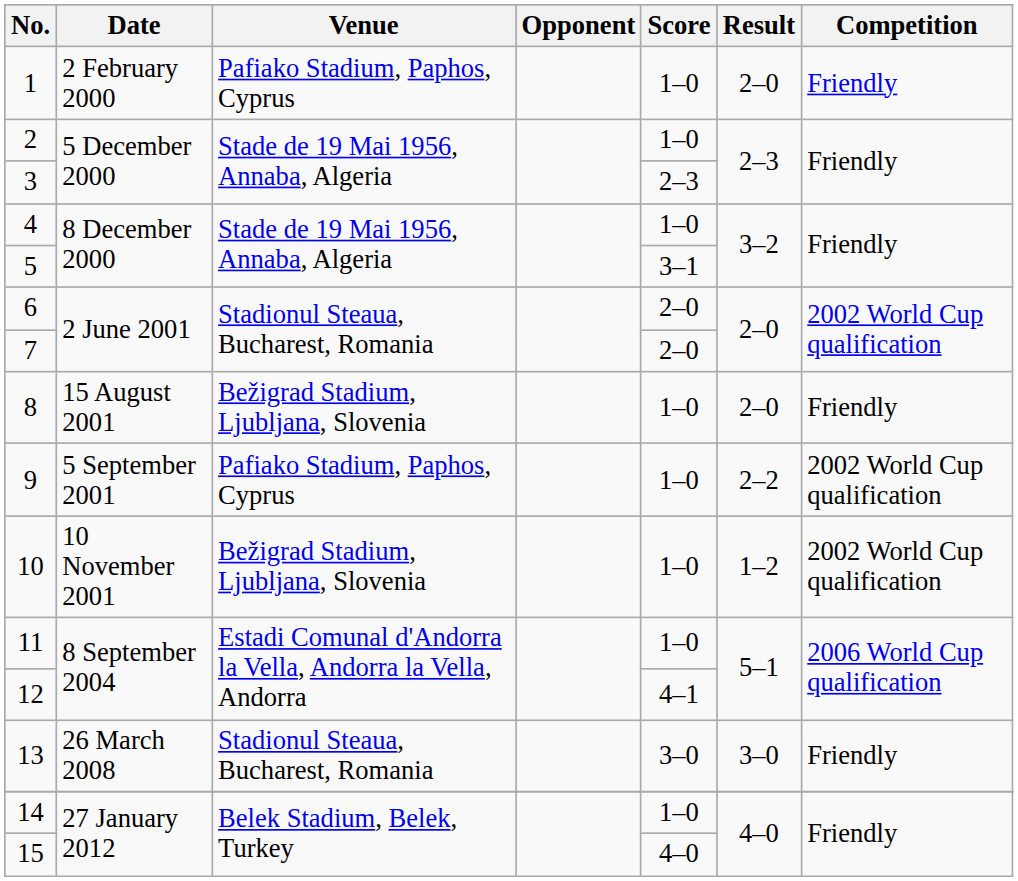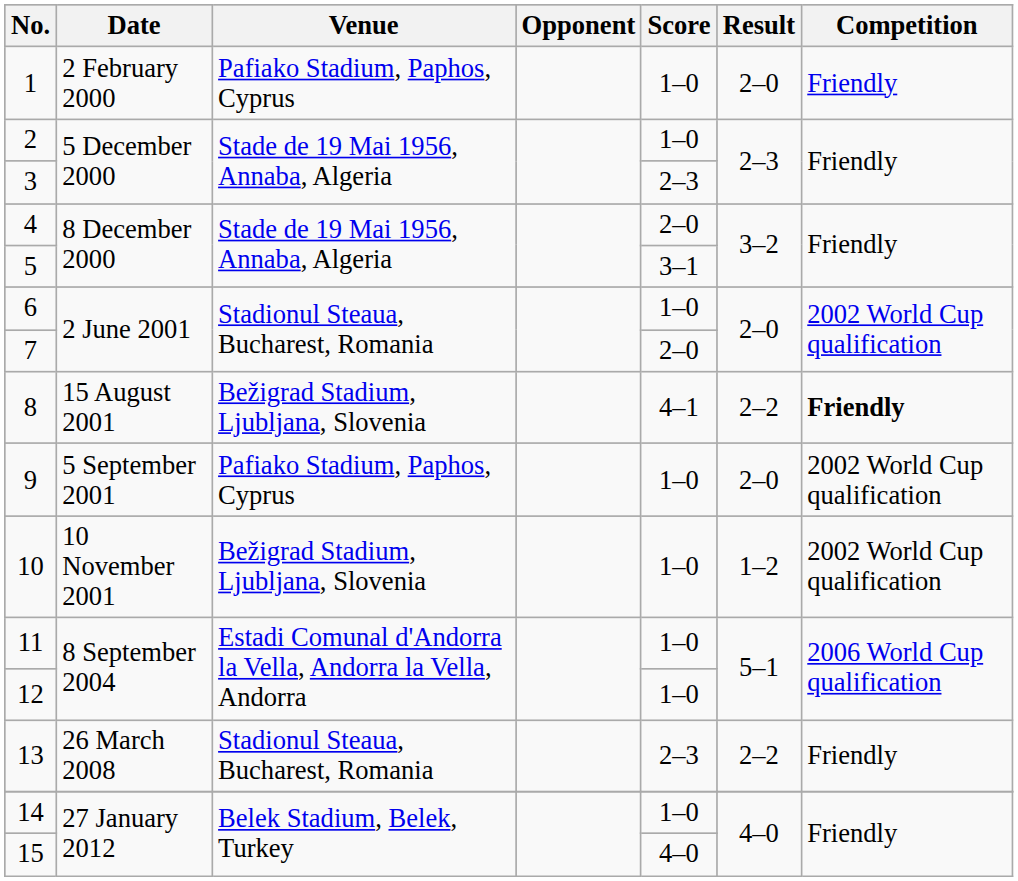(679, 223) 1–0 -> (679, 223) 2–0
(679, 308) 2–0 -> (679, 308) 1–0
(679, 407) 1–0 -> (679, 407) 4–1
(759, 407) 2–0 -> (759, 407) 2–2
(852, 407) normal -> (856, 407) bold
(759, 479) 2–2 -> (759, 479) 2–0
(679, 693) 4–1 -> (679, 693) 1–0
(679, 755) 3–0 -> (679, 755) 2–3
(759, 755) 3–0 -> (759, 755) 2–2
